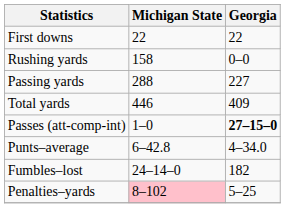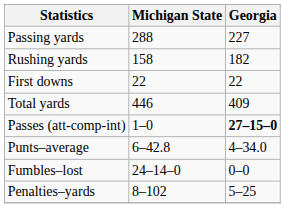rows swapped: (40, 37) <-> (46, 81)
(239, 59) 0–0 -> (239, 59) 182
(239, 170) 182 -> (239, 170) 0–0
(149, 192) pink background -> (149, 192) no background
